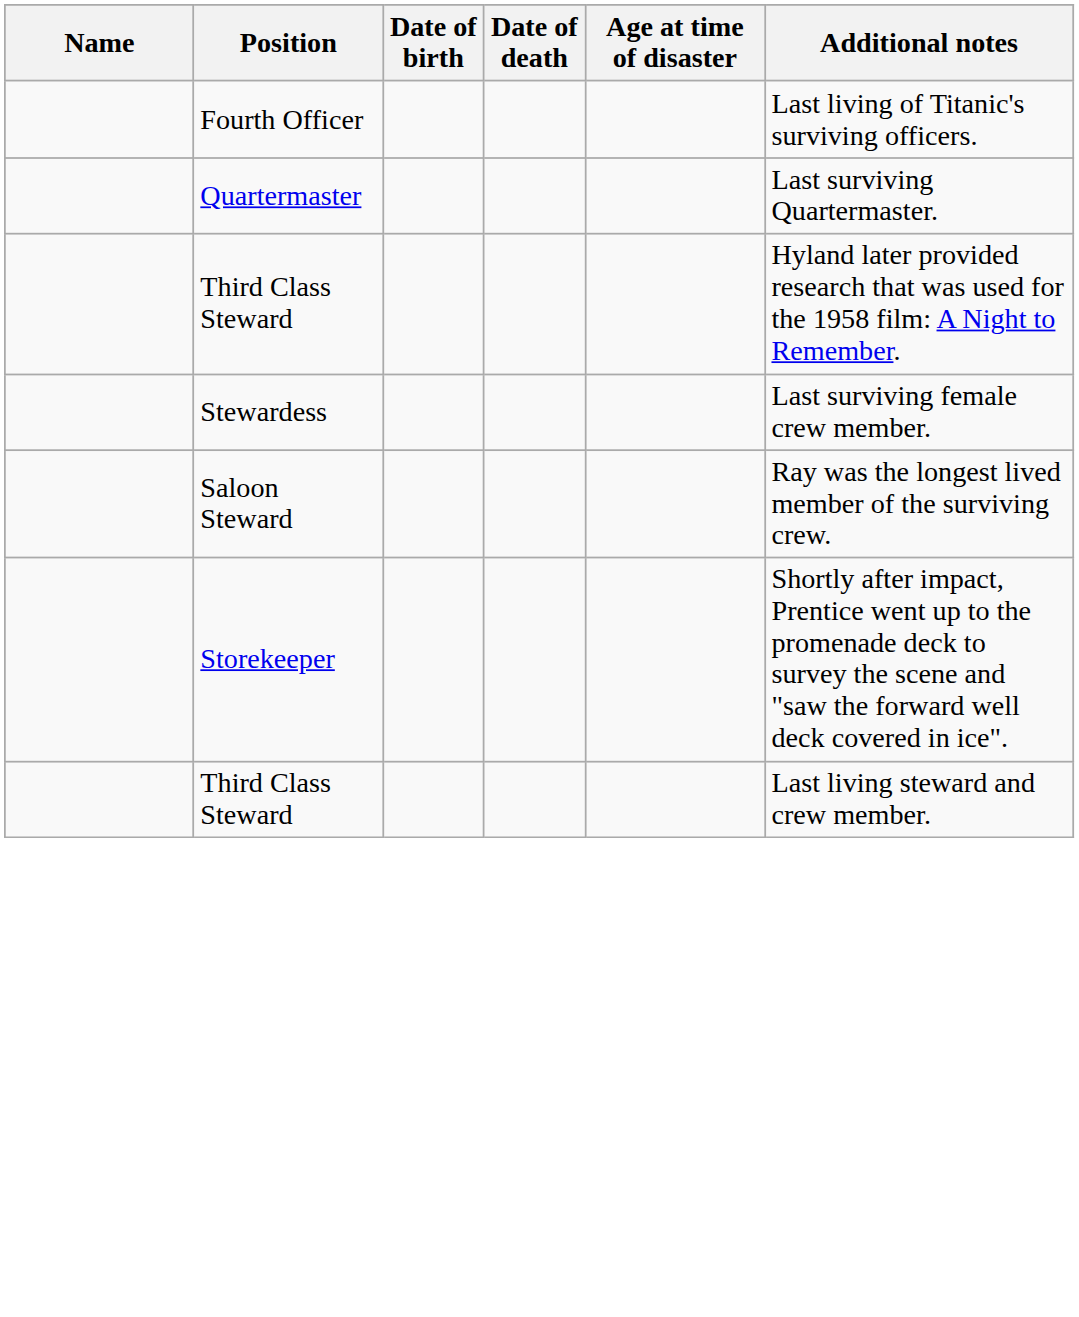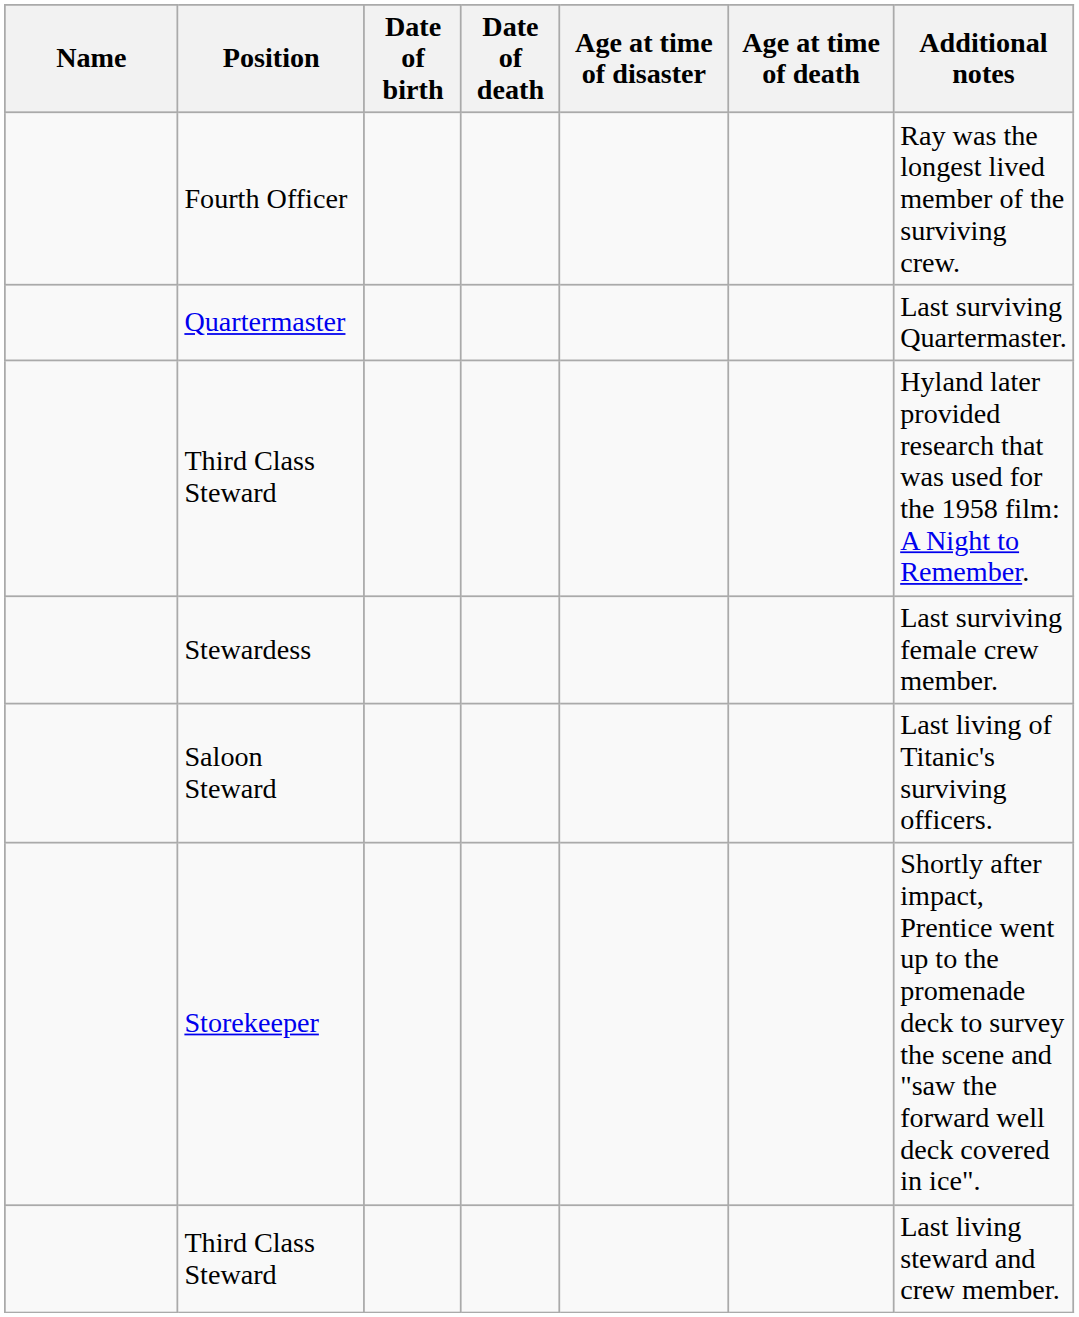+ column: (811, 58)
(898, 119) Last living of Titanic's surviving officers. -> (982, 198) Ray was the longest lived member of the surviving crew.
(916, 503) Ray was the longest lived member of the surviving crew. -> (976, 772) Last living of Titanic's surviving officers.
